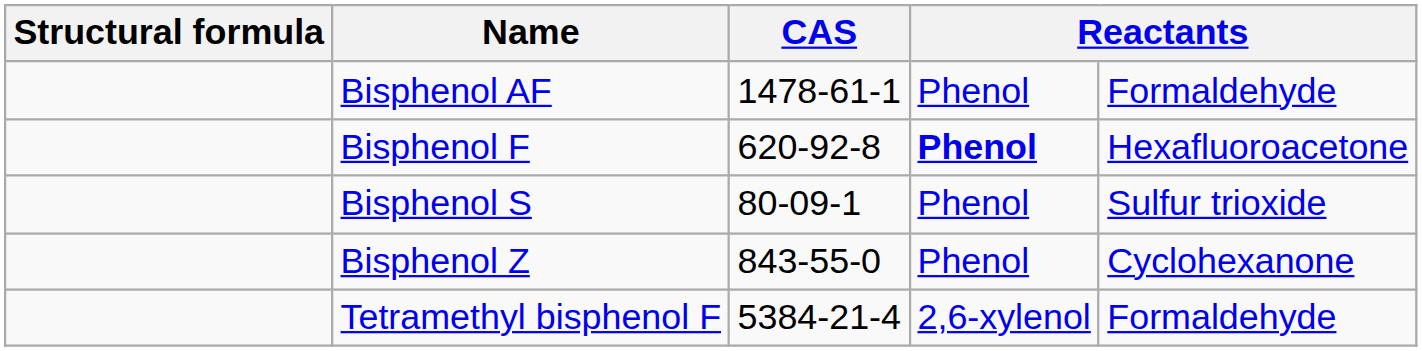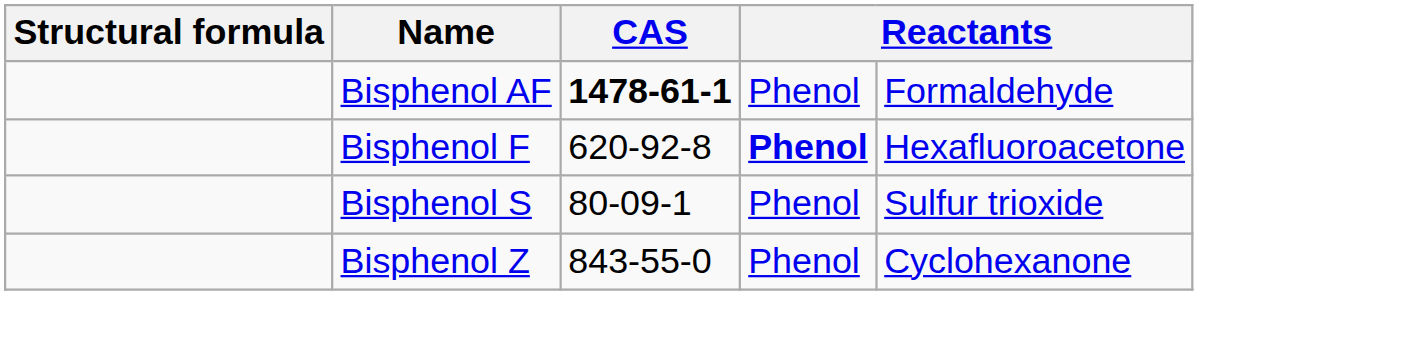(819, 89) normal -> (650, 89) bold
- row: (531, 317)
